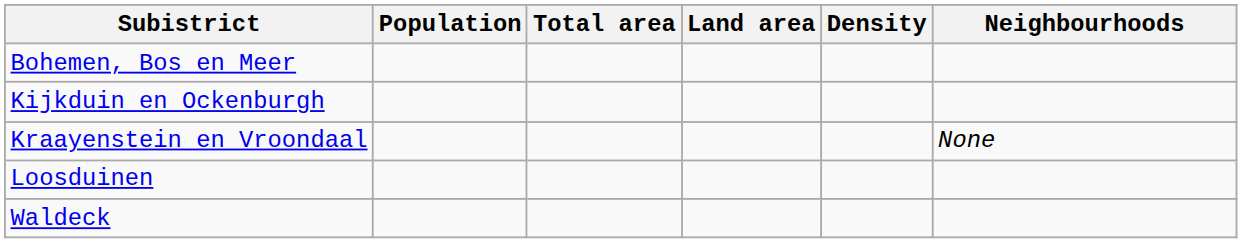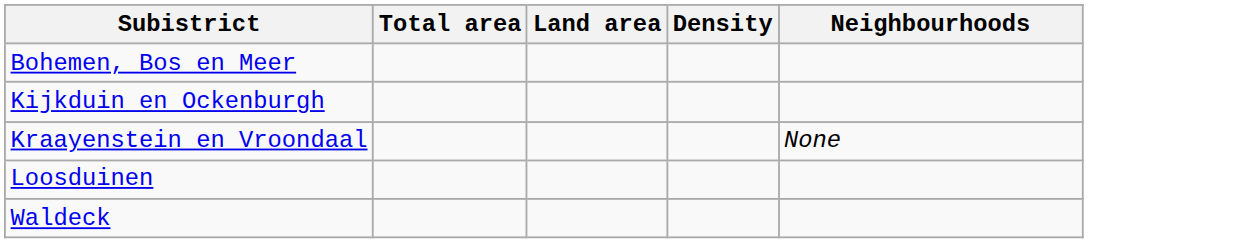- column: (450, 24)
